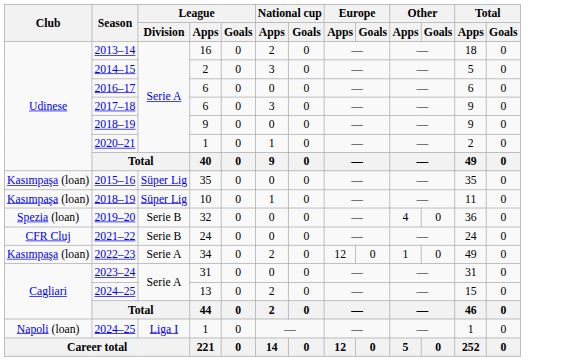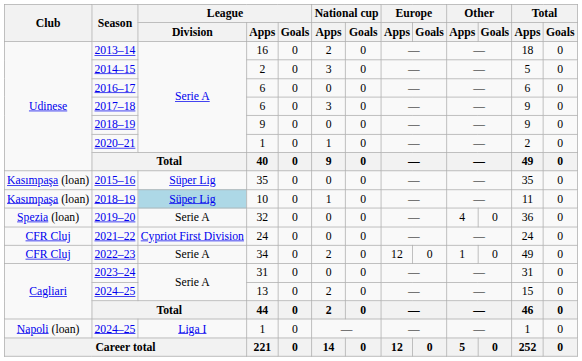(164, 198) no background -> (192, 198) lightblue background
(164, 217) Serie B -> (192, 217) Serie A
(164, 236) Serie B -> (192, 236) Cypriot First Division
(48, 254) Kasımpaşa (loan) -> (48, 254) CFR Cluj
